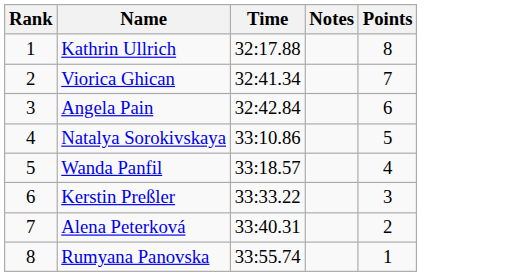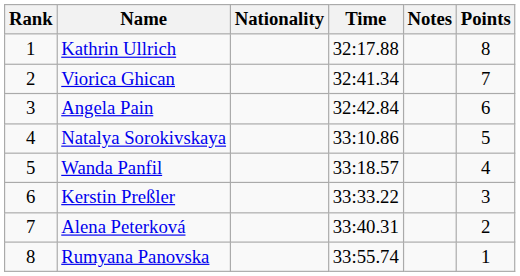+ column: (279, 19)
